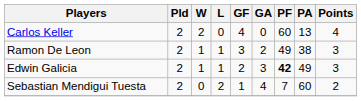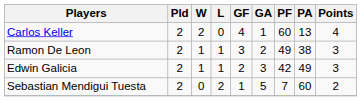(263, 31) 0 -> (263, 31) 1
(285, 68) bold -> (285, 68) normal
(263, 86) 4 -> (263, 86) 5
